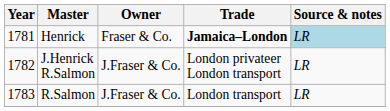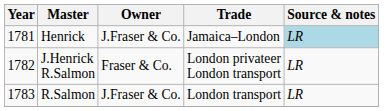(137, 36) Fraser & Co. -> (141, 36) J.Fraser & Co.
(237, 36) bold -> (233, 36) normal
(141, 66) J.Fraser & Co. -> (137, 66) Fraser & Co.
